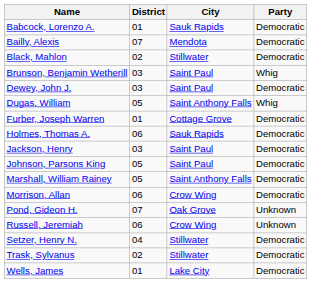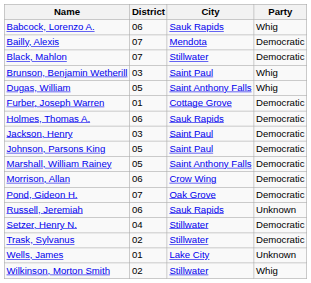(137, 27) 01 -> (137, 27) 06
(280, 27) Democratic -> (267, 27) Whig
(137, 57) 02 -> (137, 57) 07
- row: (39, 88)
(276, 210) Unknown -> (280, 194) Democratic
(193, 225) Crow Wing -> (197, 210) Sauk Rapids
(280, 270) Democratic -> (276, 255) Unknown
+ row: (58, 270)
